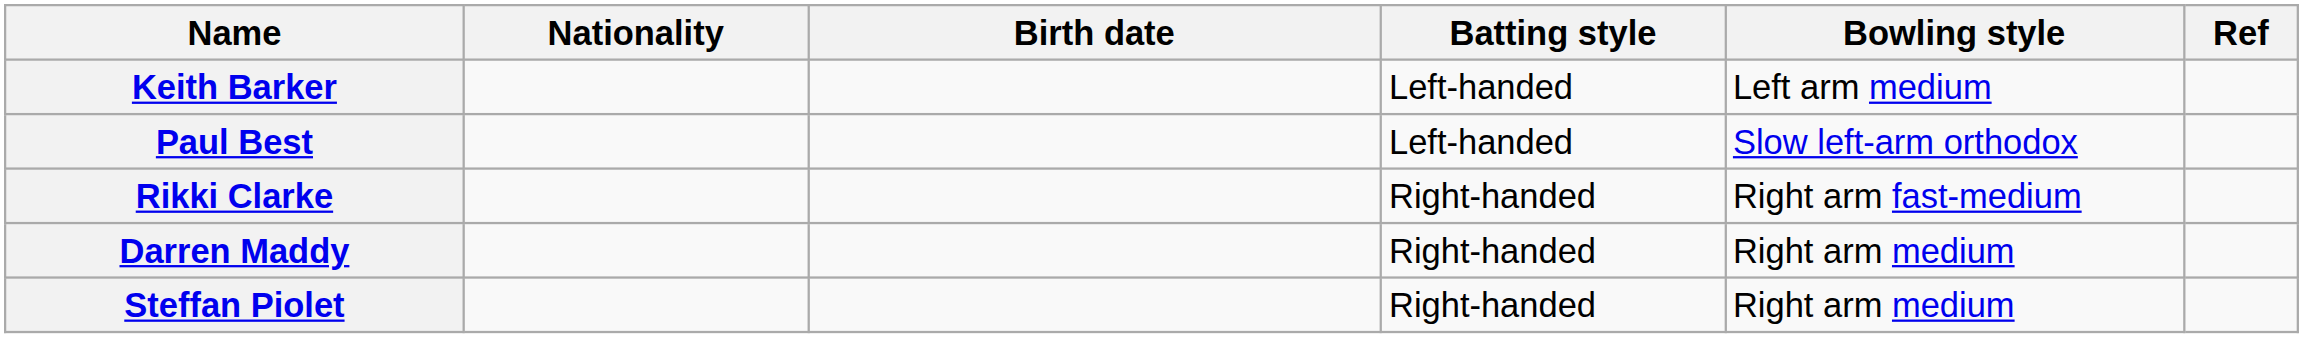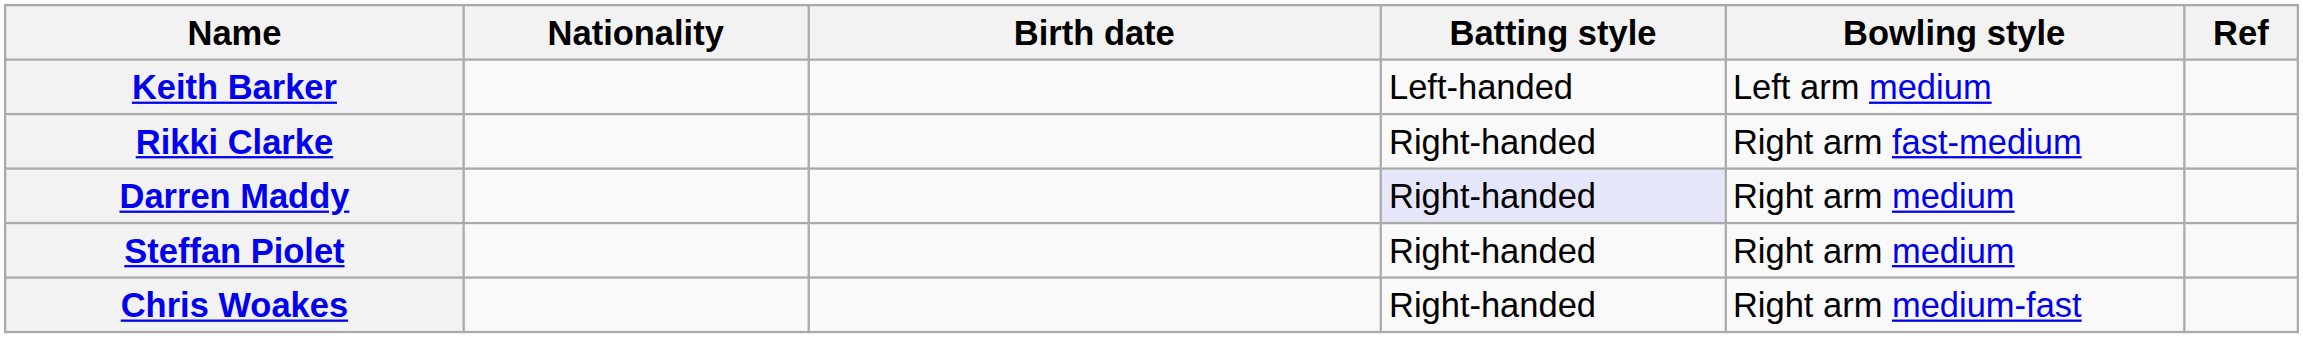- row: (234, 142)
(1492, 251) no background -> (1492, 196) lavender background
+ row: (234, 306)
